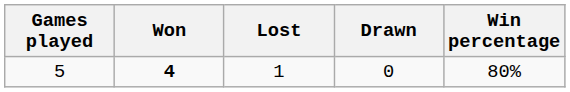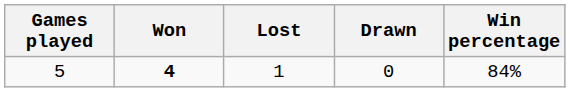(504, 72) 80% -> (504, 72) 84%
